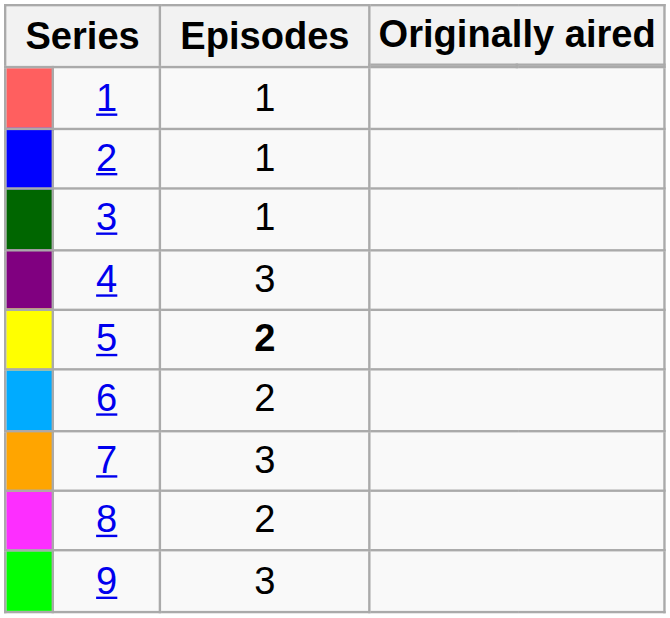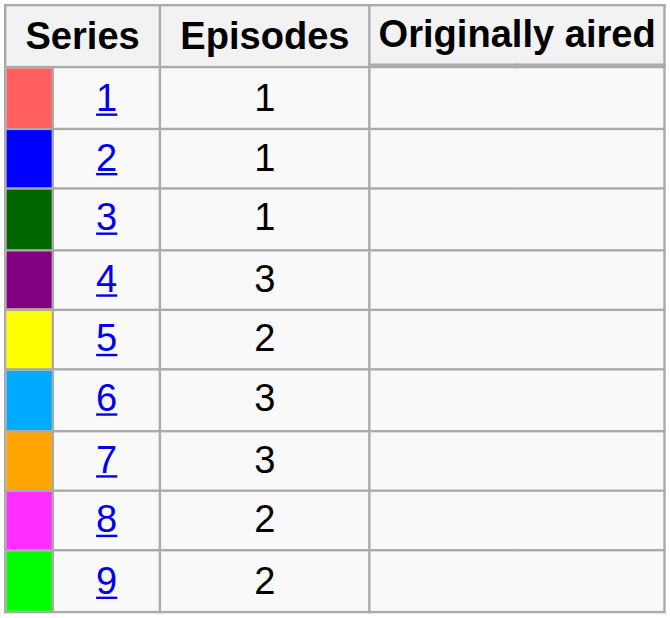(265, 339) bold -> (265, 339) normal
(265, 399) 2 -> (265, 399) 3
(265, 580) 3 -> (265, 580) 2
